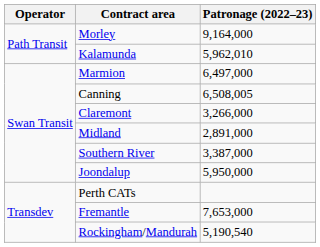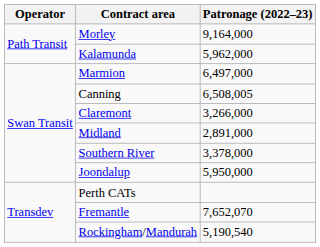(228, 53) 5,962,010 -> (228, 53) 5,962,000
(228, 152) 3,387,000 -> (228, 152) 3,378,000
(228, 212) 7,653,000 -> (228, 212) 7,652,070
